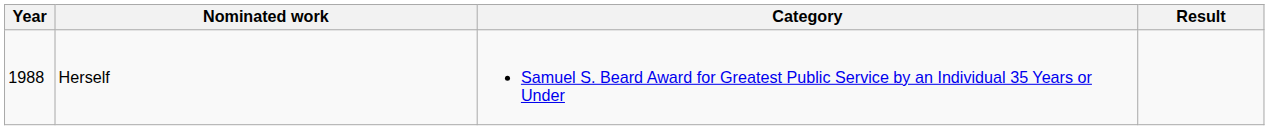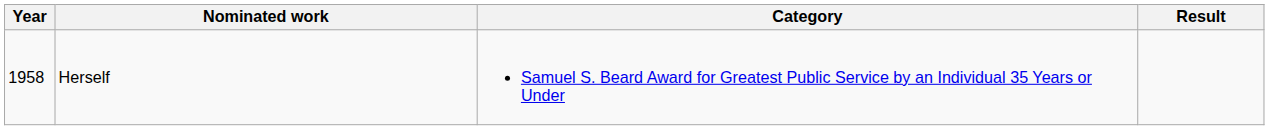(26, 77) 1988 -> (26, 77) 1958
